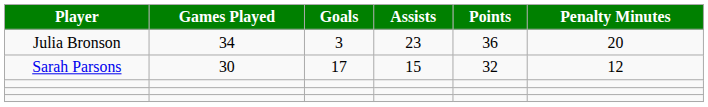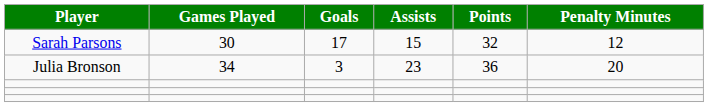rows swapped: (77, 67) <-> (77, 42)
